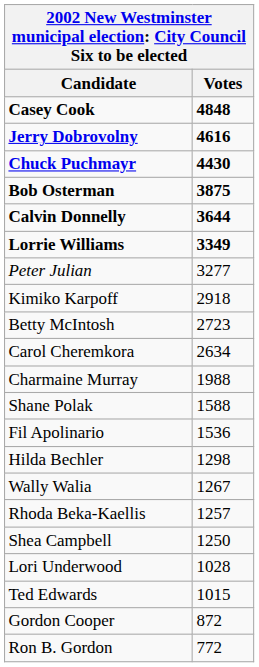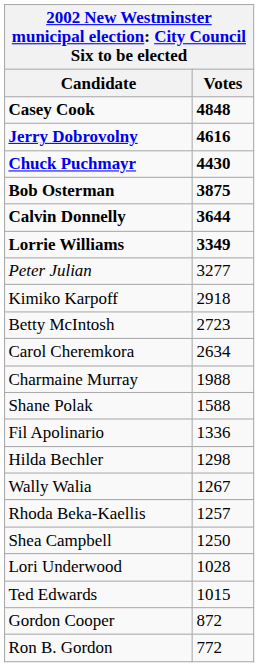(213, 432) 1536 -> (213, 432) 1336
